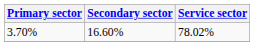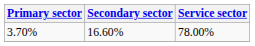(196, 32) 78.02% -> (196, 32) 78.00%
